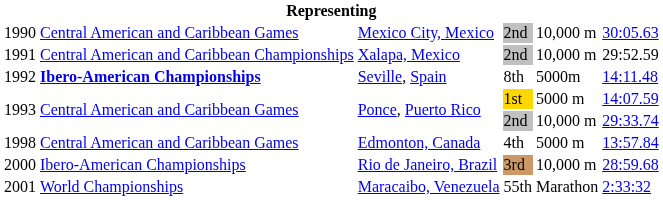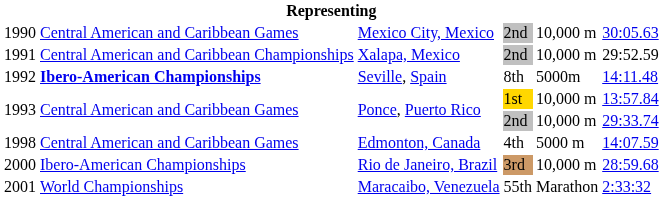(560, 98) 5000 m -> (566, 98) 10,000 m
(630, 98) 14:07.59 -> (630, 98) 13:57.84
(630, 142) 13:57.84 -> (630, 142) 14:07.59
